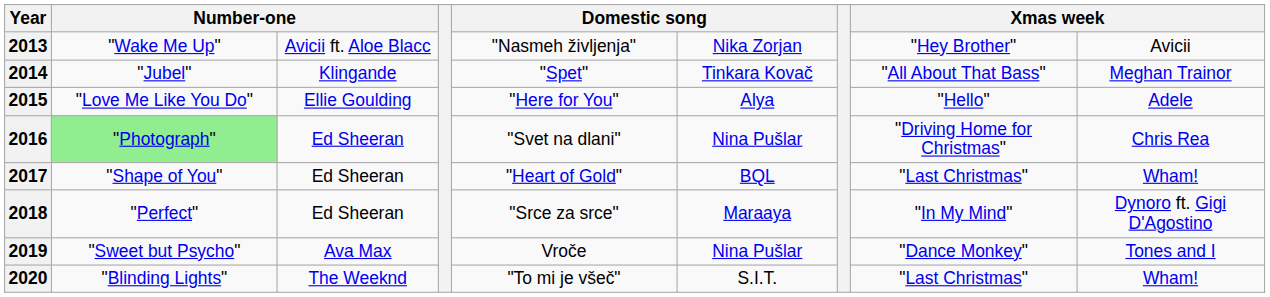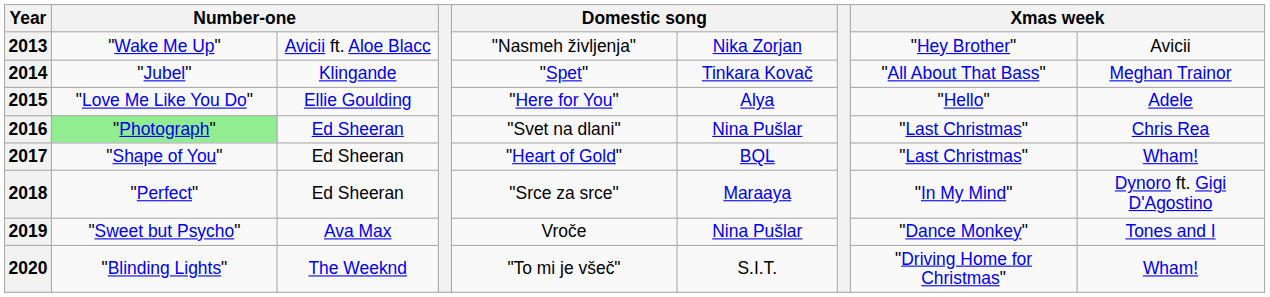(964, 138) "Driving Home for Christmas" -> (964, 128) "Last Christmas"
(964, 278) "Last Christmas" -> (964, 269) "Driving Home for Christmas"
